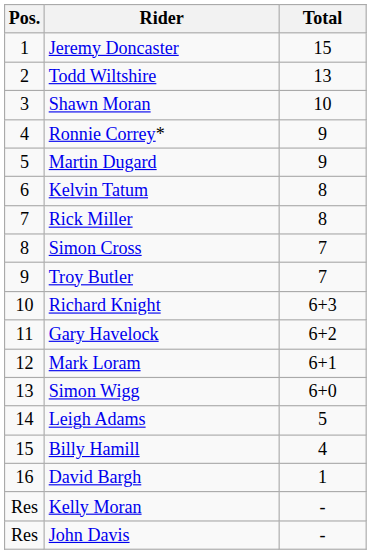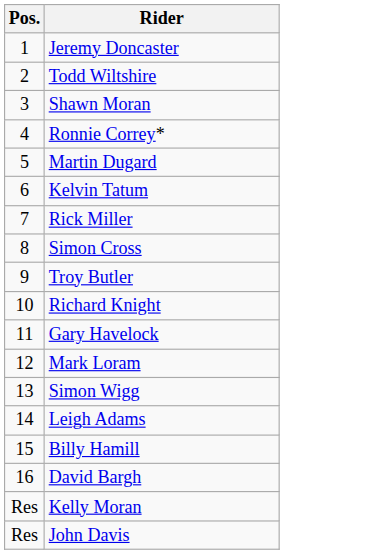- column: (323, 18)
